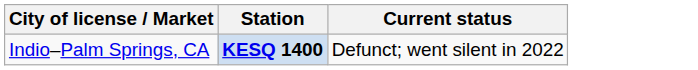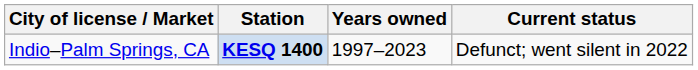+ column: (389, 19)
